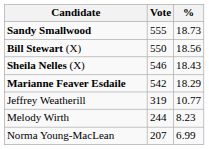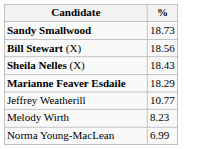- column: (161, 13)
